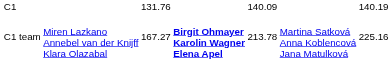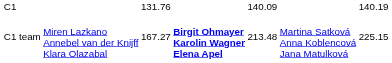(262, 37) 213.78 -> (262, 37) 213.48
(374, 37) 225.16 -> (374, 37) 225.15
